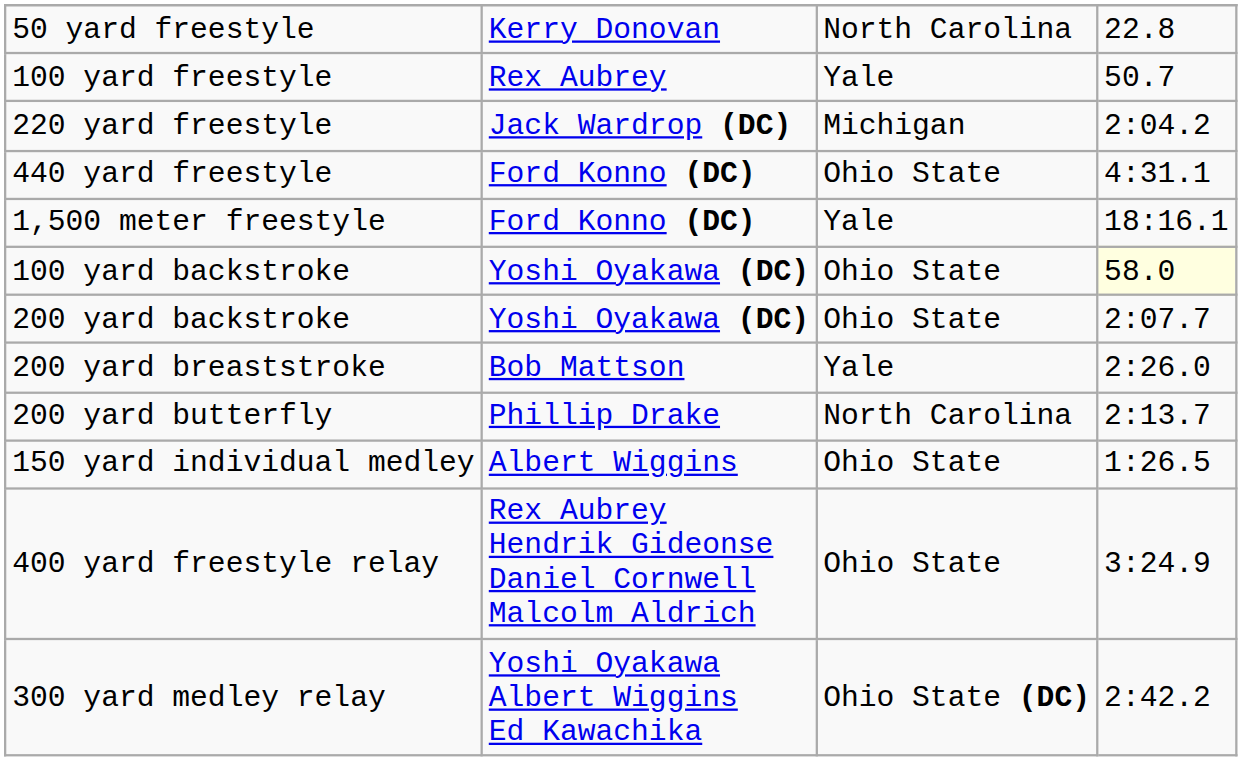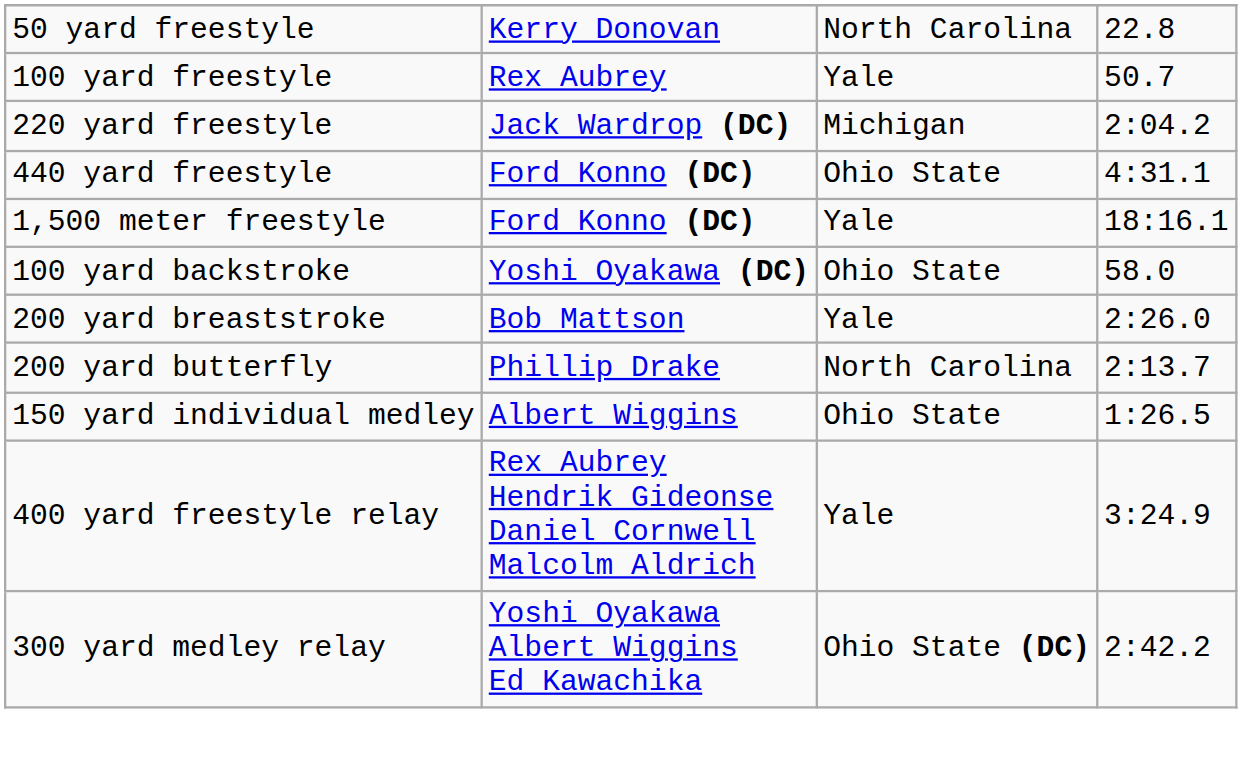(1140, 271) lightyellow background -> (1140, 271) no background
- row: (181, 319)
(912, 564) Ohio State -> (859, 515) Yale
